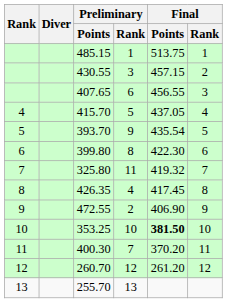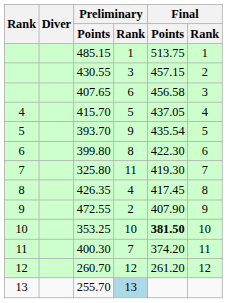(168, 92) 456.55 -> (168, 92) 456.58
(168, 170) 419.32 -> (168, 170) 419.30
(168, 209) 406.90 -> (168, 209) 407.90
(168, 248) 370.20 -> (168, 248) 374.20
(131, 287) no background -> (131, 287) lightblue background
